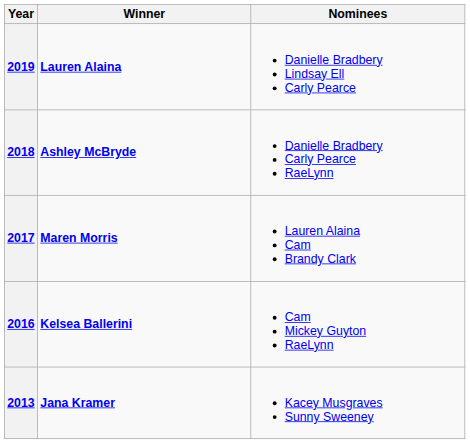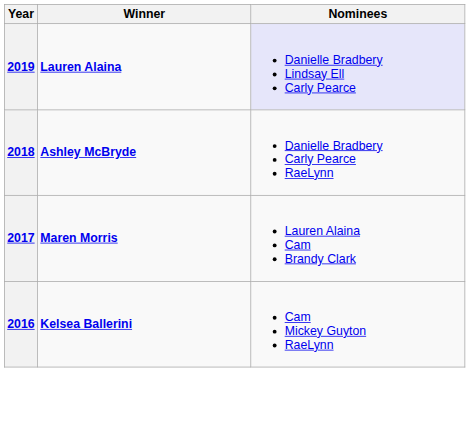(358, 74) no background -> (358, 74) lavender background
- row: (21, 403)
